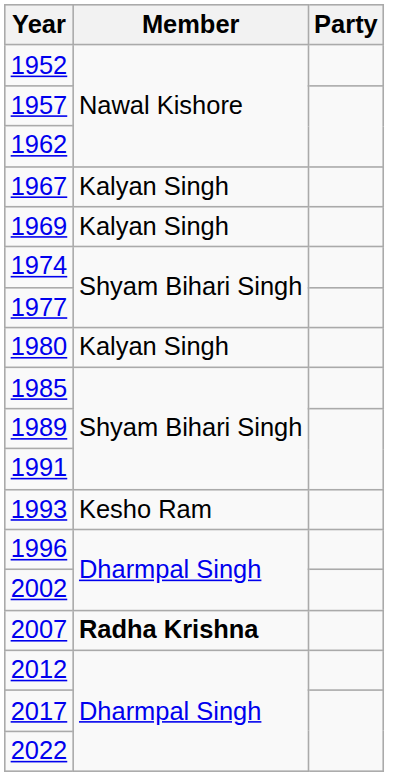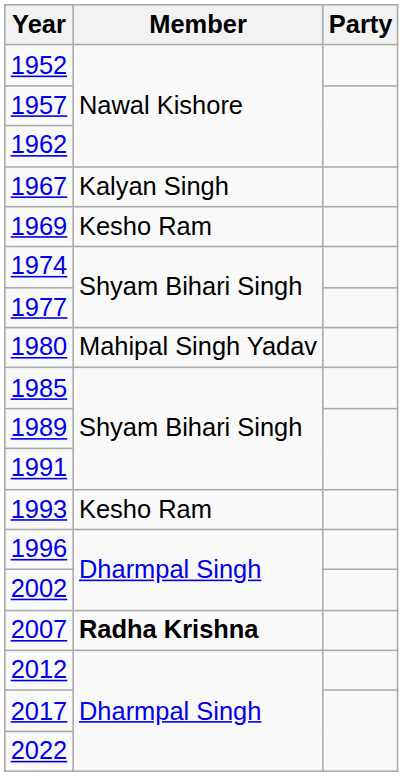(154, 226) Kalyan Singh -> (145, 226) Kesho Ram
(154, 347) Kalyan Singh -> (198, 347) Mahipal Singh Yadav
